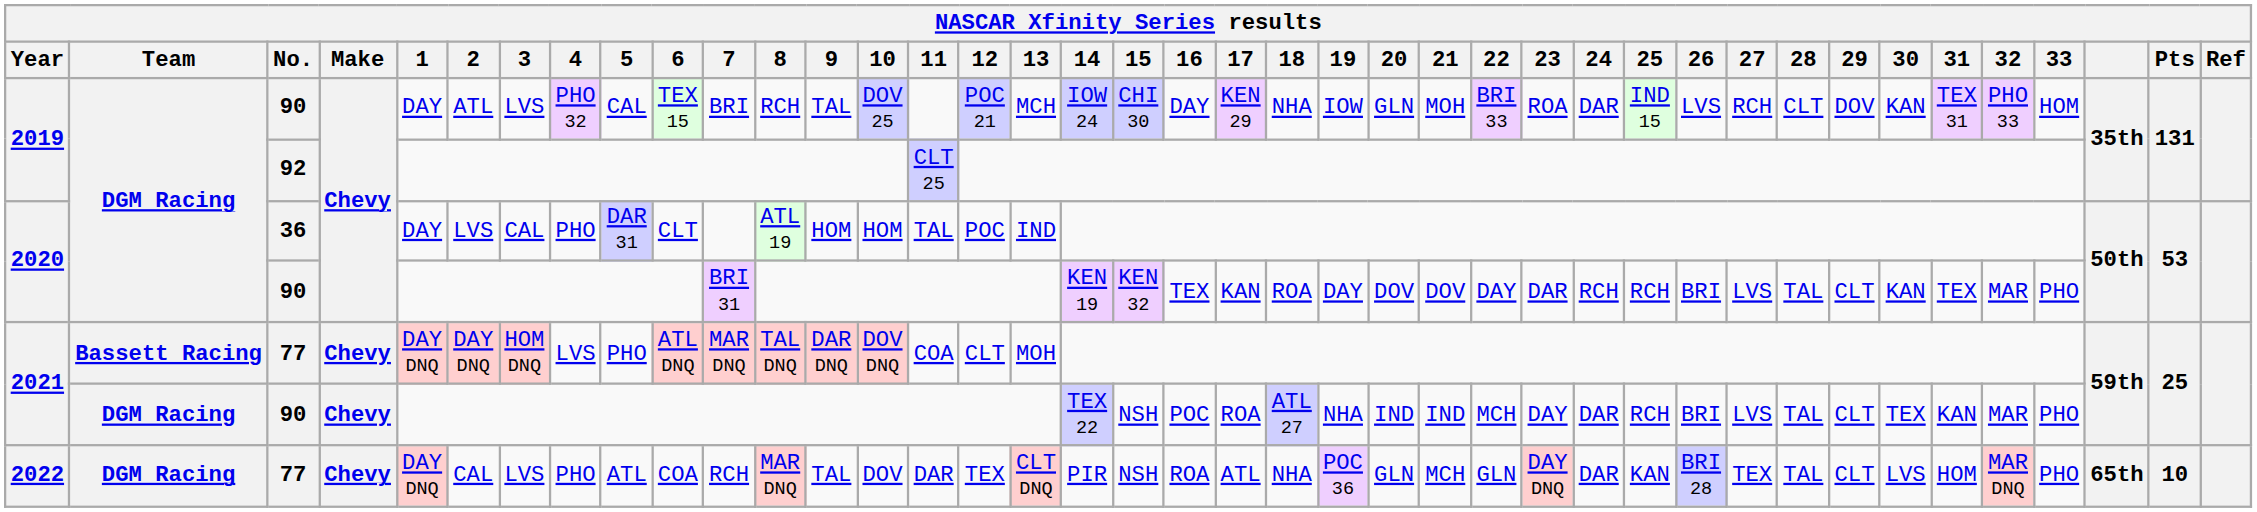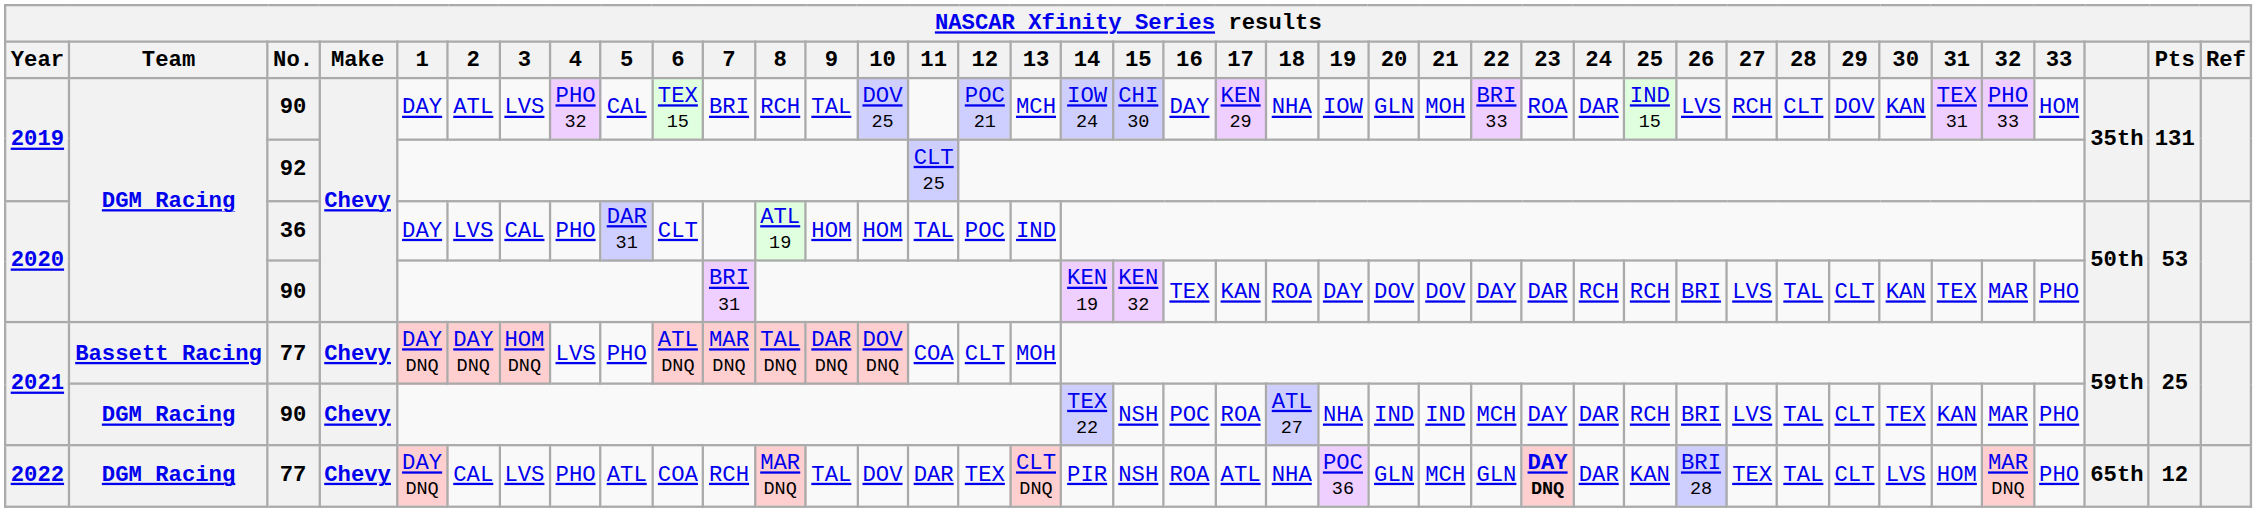(1548, 474) normal -> (1548, 476) bold
(2175, 476) 10 -> (2175, 476) 12
